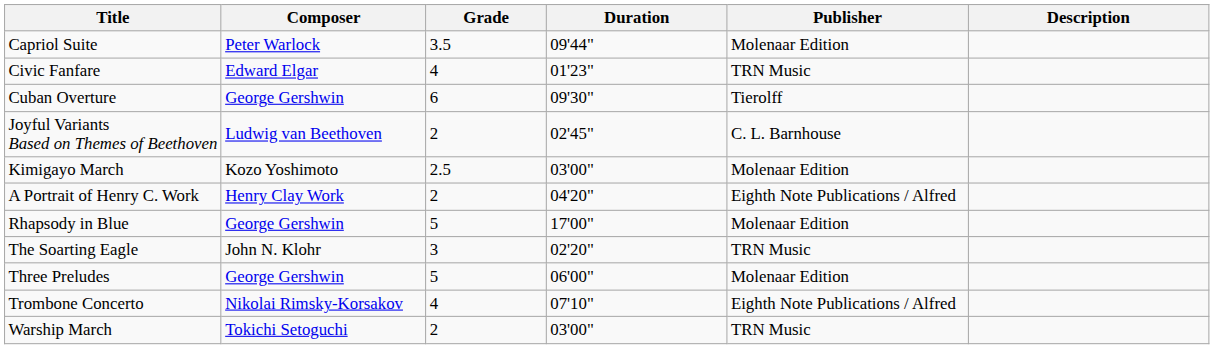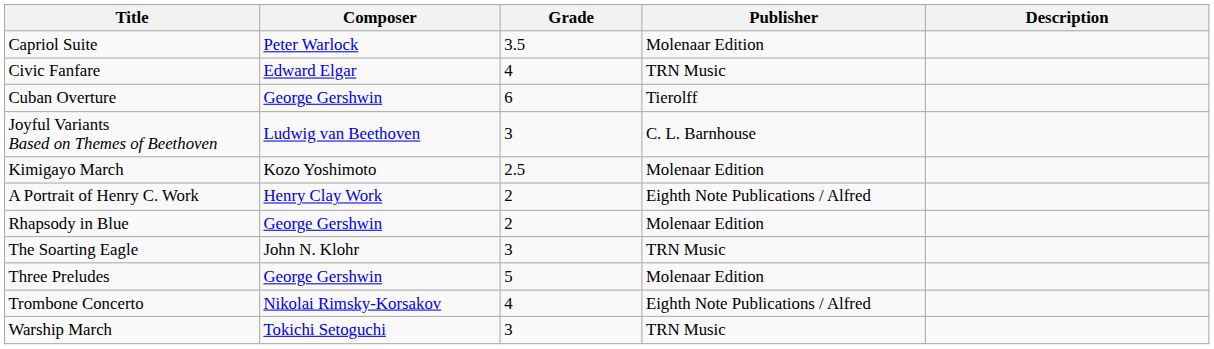- column: (637, 17)
(434, 133) 2 -> (508, 133) 3
(434, 223) 5 -> (508, 223) 2
(434, 329) 2 -> (508, 329) 3
